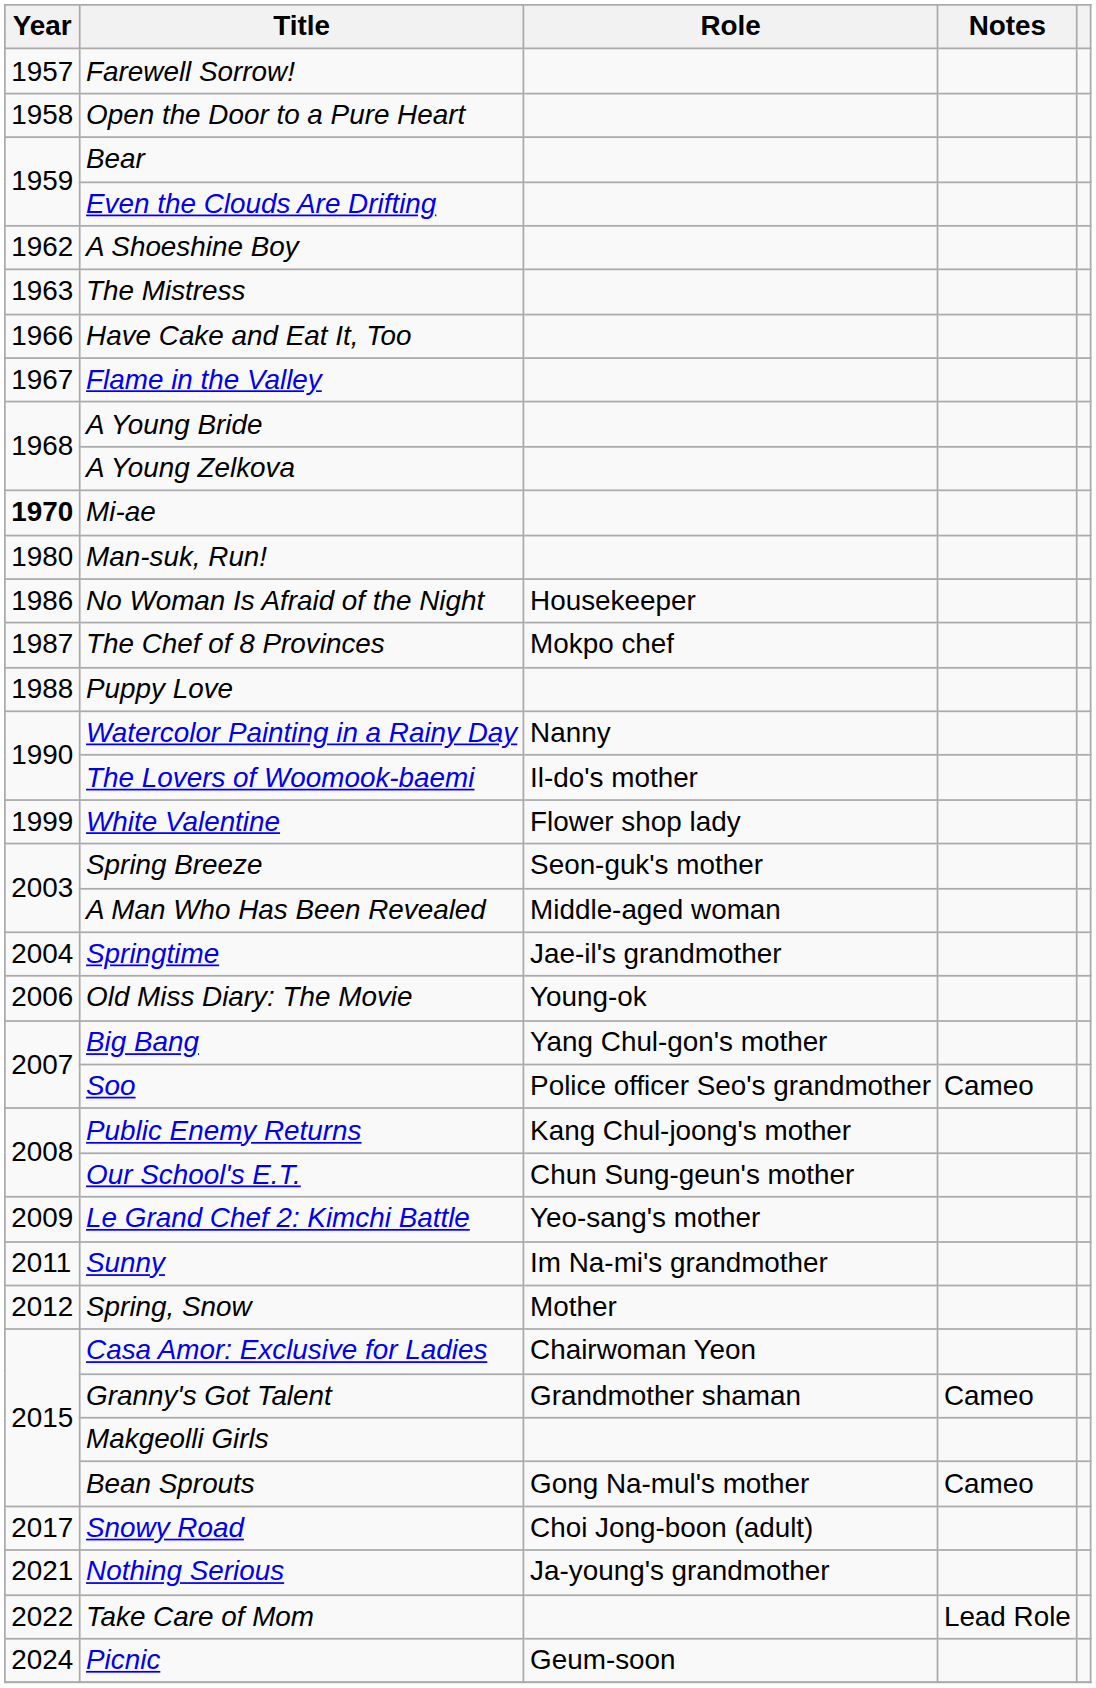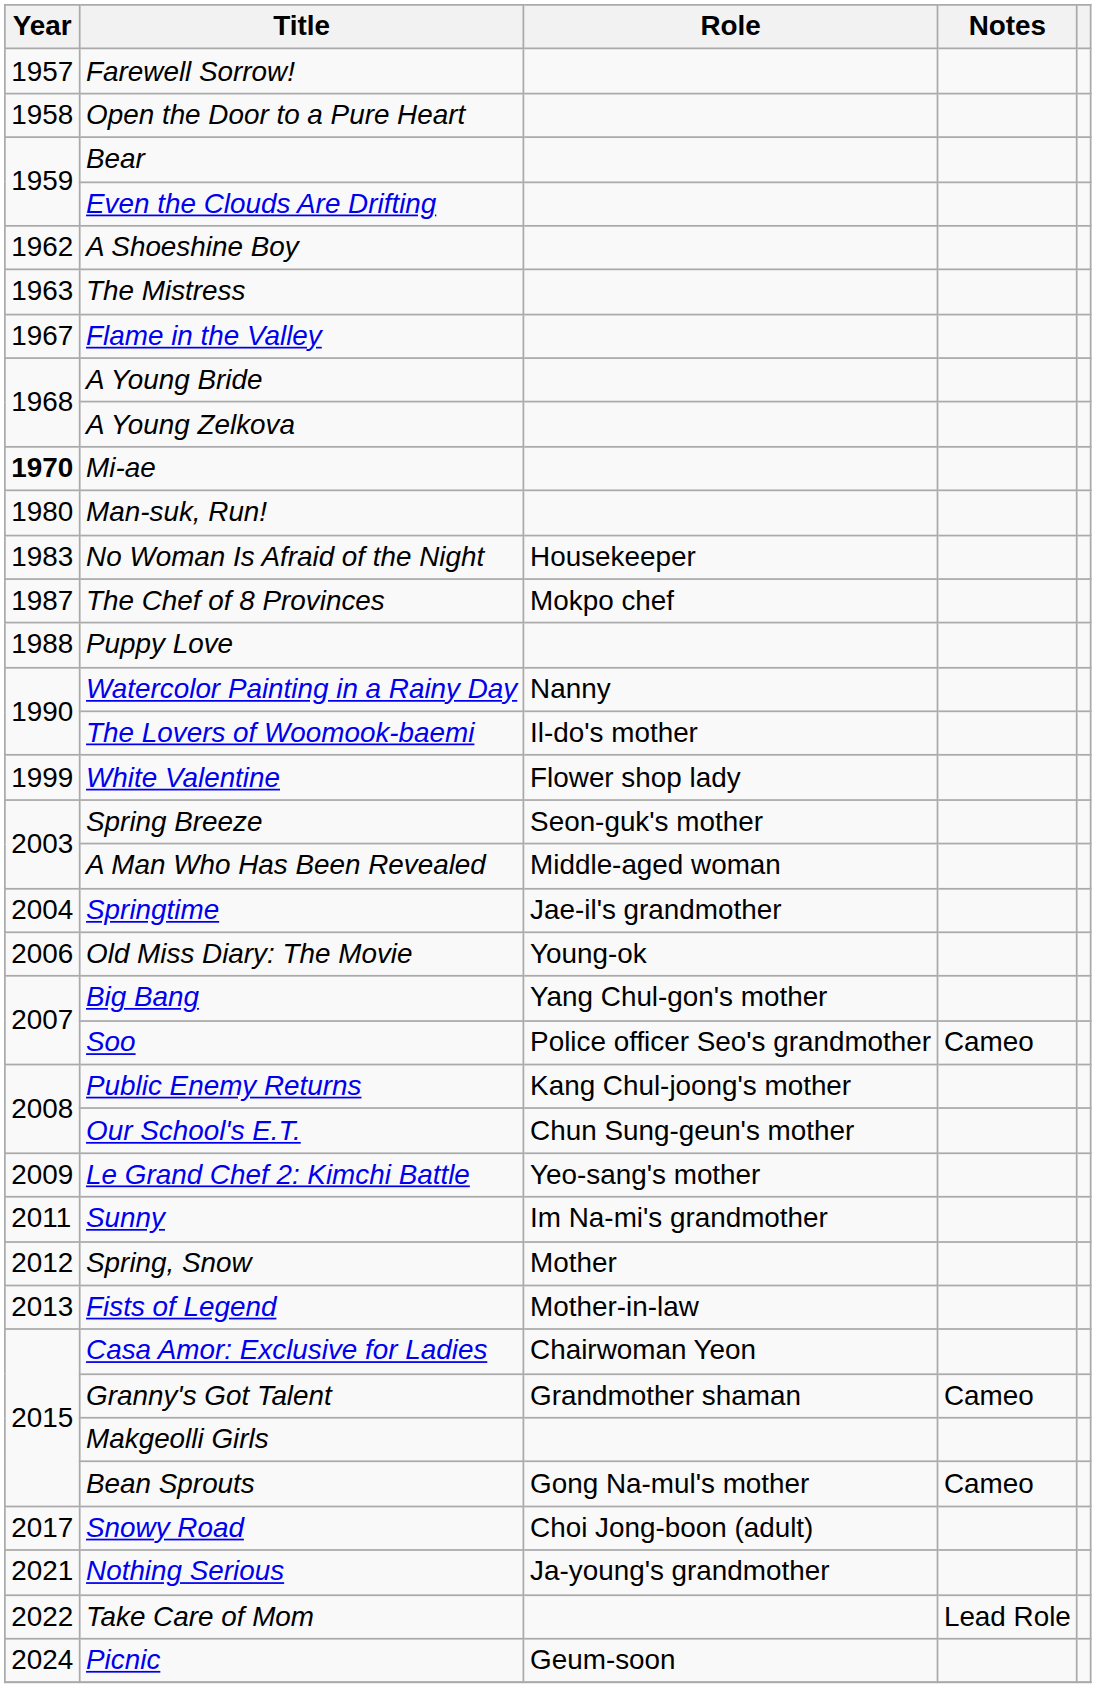- row: (249, 335)
(42, 600) 1986 -> (42, 556) 1983
+ row: (181, 1306)
